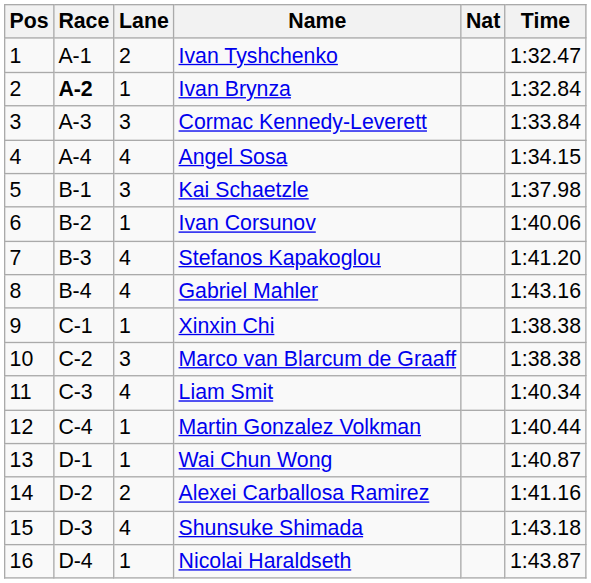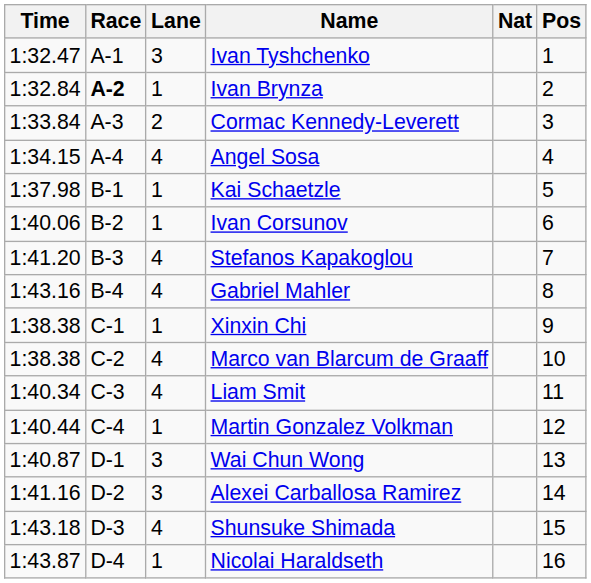columns swapped: (29, 21) <-> (546, 21)
(125, 55) 2 -> (157, 55) 3
(125, 122) 3 -> (157, 122) 2
(125, 190) 3 -> (157, 190) 1
(125, 358) 3 -> (157, 358) 4
(125, 460) 1 -> (157, 460) 3
(125, 493) 2 -> (157, 493) 3
